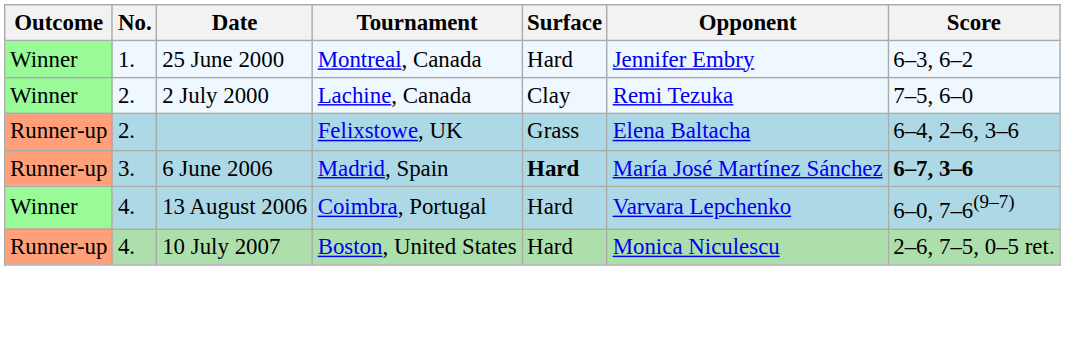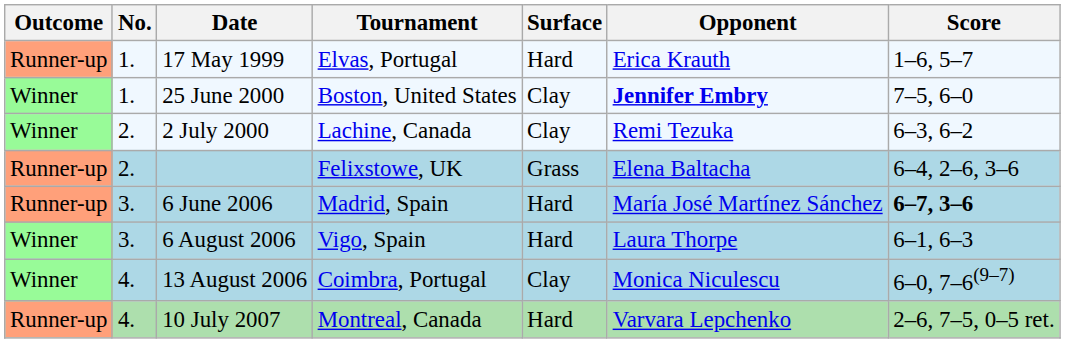+ row: (223, 58)
(400, 58) Montreal, Canada -> (417, 95) Boston, United States
(550, 58) Hard -> (549, 95) Clay
(683, 58) normal -> (690, 95) bold
(933, 58) 6–3, 6–2 -> (933, 95) 7–5, 6–0
(933, 95) 7–5, 6–0 -> (933, 131) 6–3, 6–2
(553, 167) bold -> (550, 204) normal
+ row: (229, 240)
(550, 207) Hard -> (549, 279) Clay
(702, 207) Varvara Lepchenko -> (696, 279) Monica Niculescu
(417, 246) Boston, United States -> (400, 319) Montreal, Canada
(696, 246) Monica Niculescu -> (702, 319) Varvara Lepchenko
